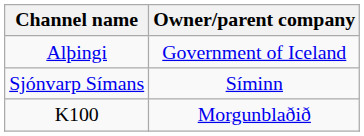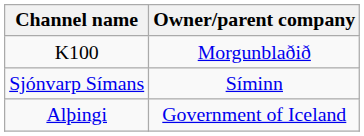rows swapped: (77, 114) <-> (77, 51)
